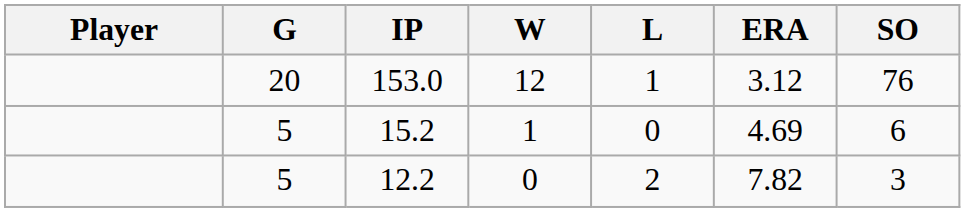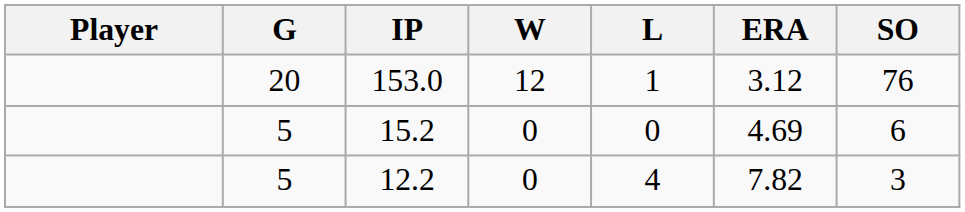(530, 130) 1 -> (530, 130) 0
(652, 180) 2 -> (652, 180) 4
